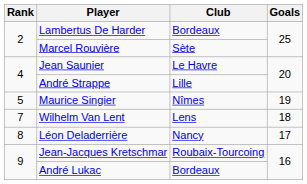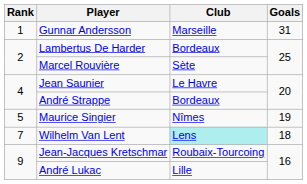+ row: (85, 30)
(182, 83) Lille -> (196, 100) Bordeaux
(184, 118) no background -> (184, 135) paleturquoise background
- row: (83, 135)
(196, 170) Bordeaux -> (182, 170) Lille
